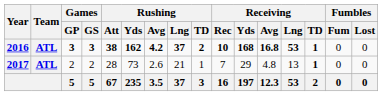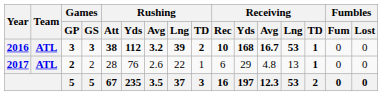(133, 47) 162 -> (133, 47) 112
(156, 47) 4.2 -> (156, 47) 3.2
(179, 47) 37 -> (179, 47) 39
(269, 47) 16.8 -> (269, 47) 16.7
(72, 64) normal -> (72, 64) bold
(133, 64) 73 -> (133, 64) 76
(179, 64) 21 -> (179, 64) 22
(223, 64) 7 -> (223, 64) 6
